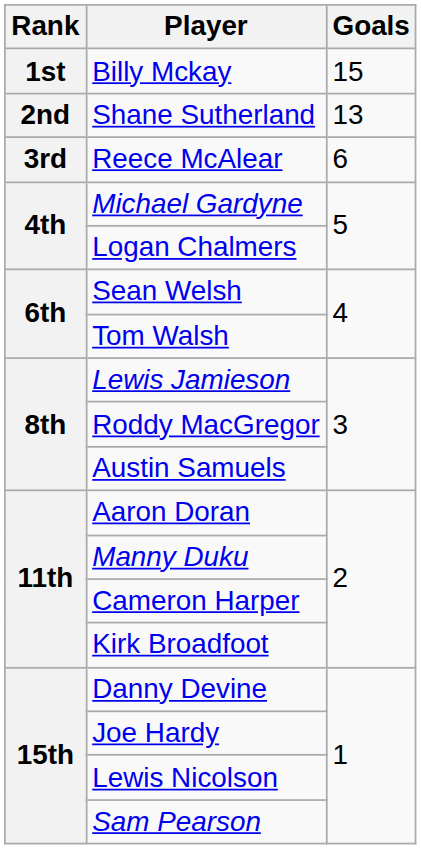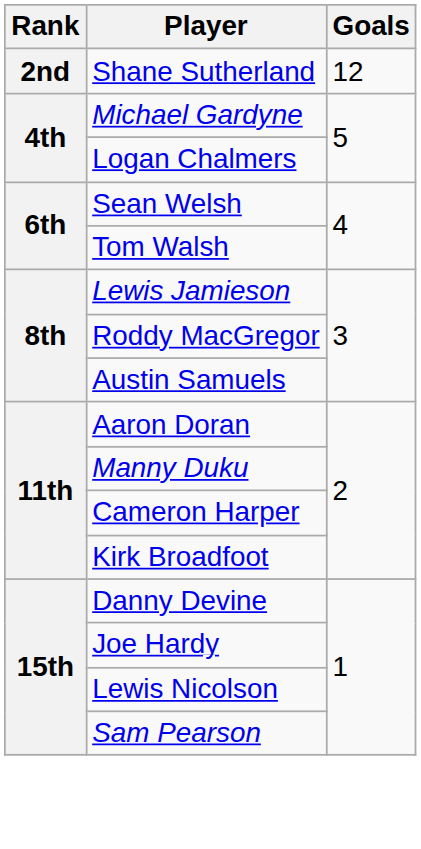- row: (162, 70)
(348, 114) 13 -> (348, 70) 12
- row: (187, 159)
